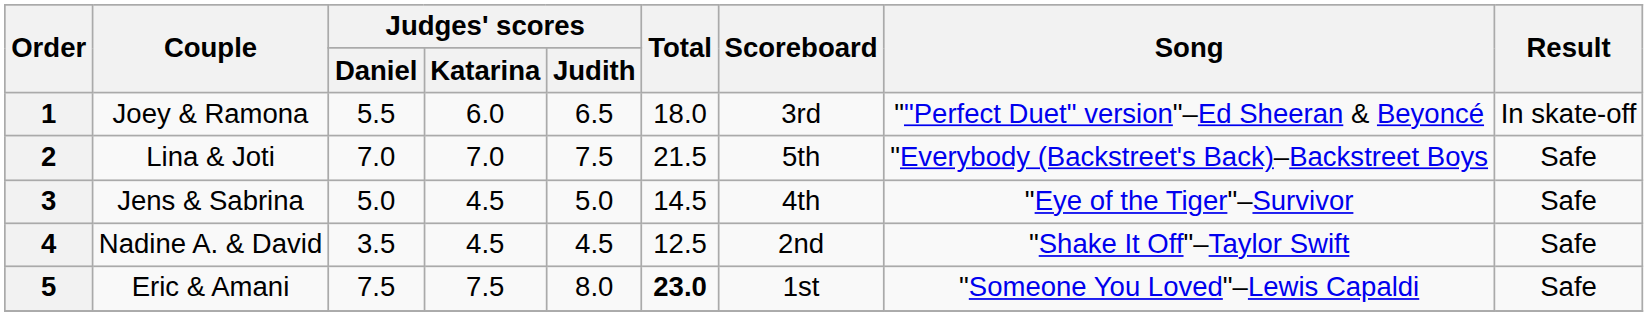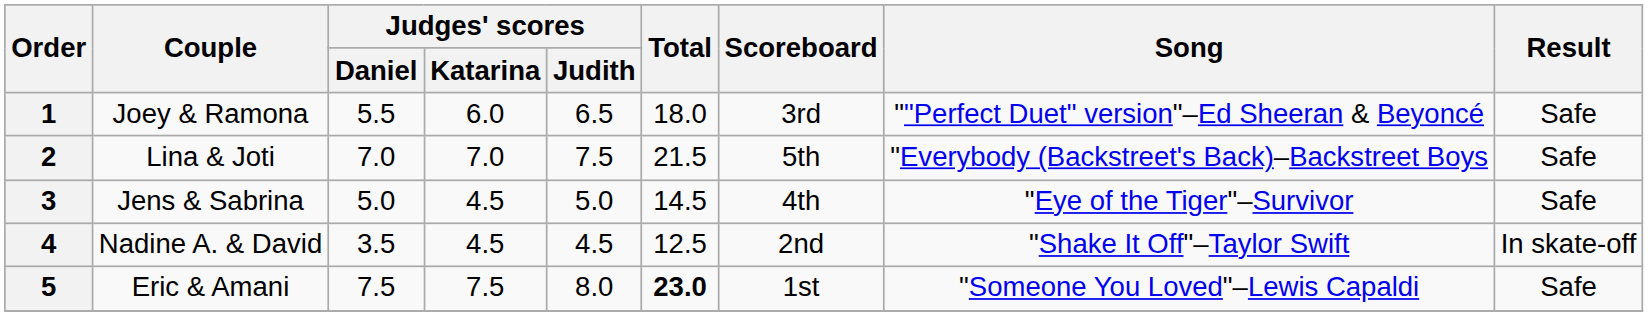(1569, 113) In skate-off -> (1569, 113) Safe
(1569, 244) Safe -> (1569, 244) In skate-off
